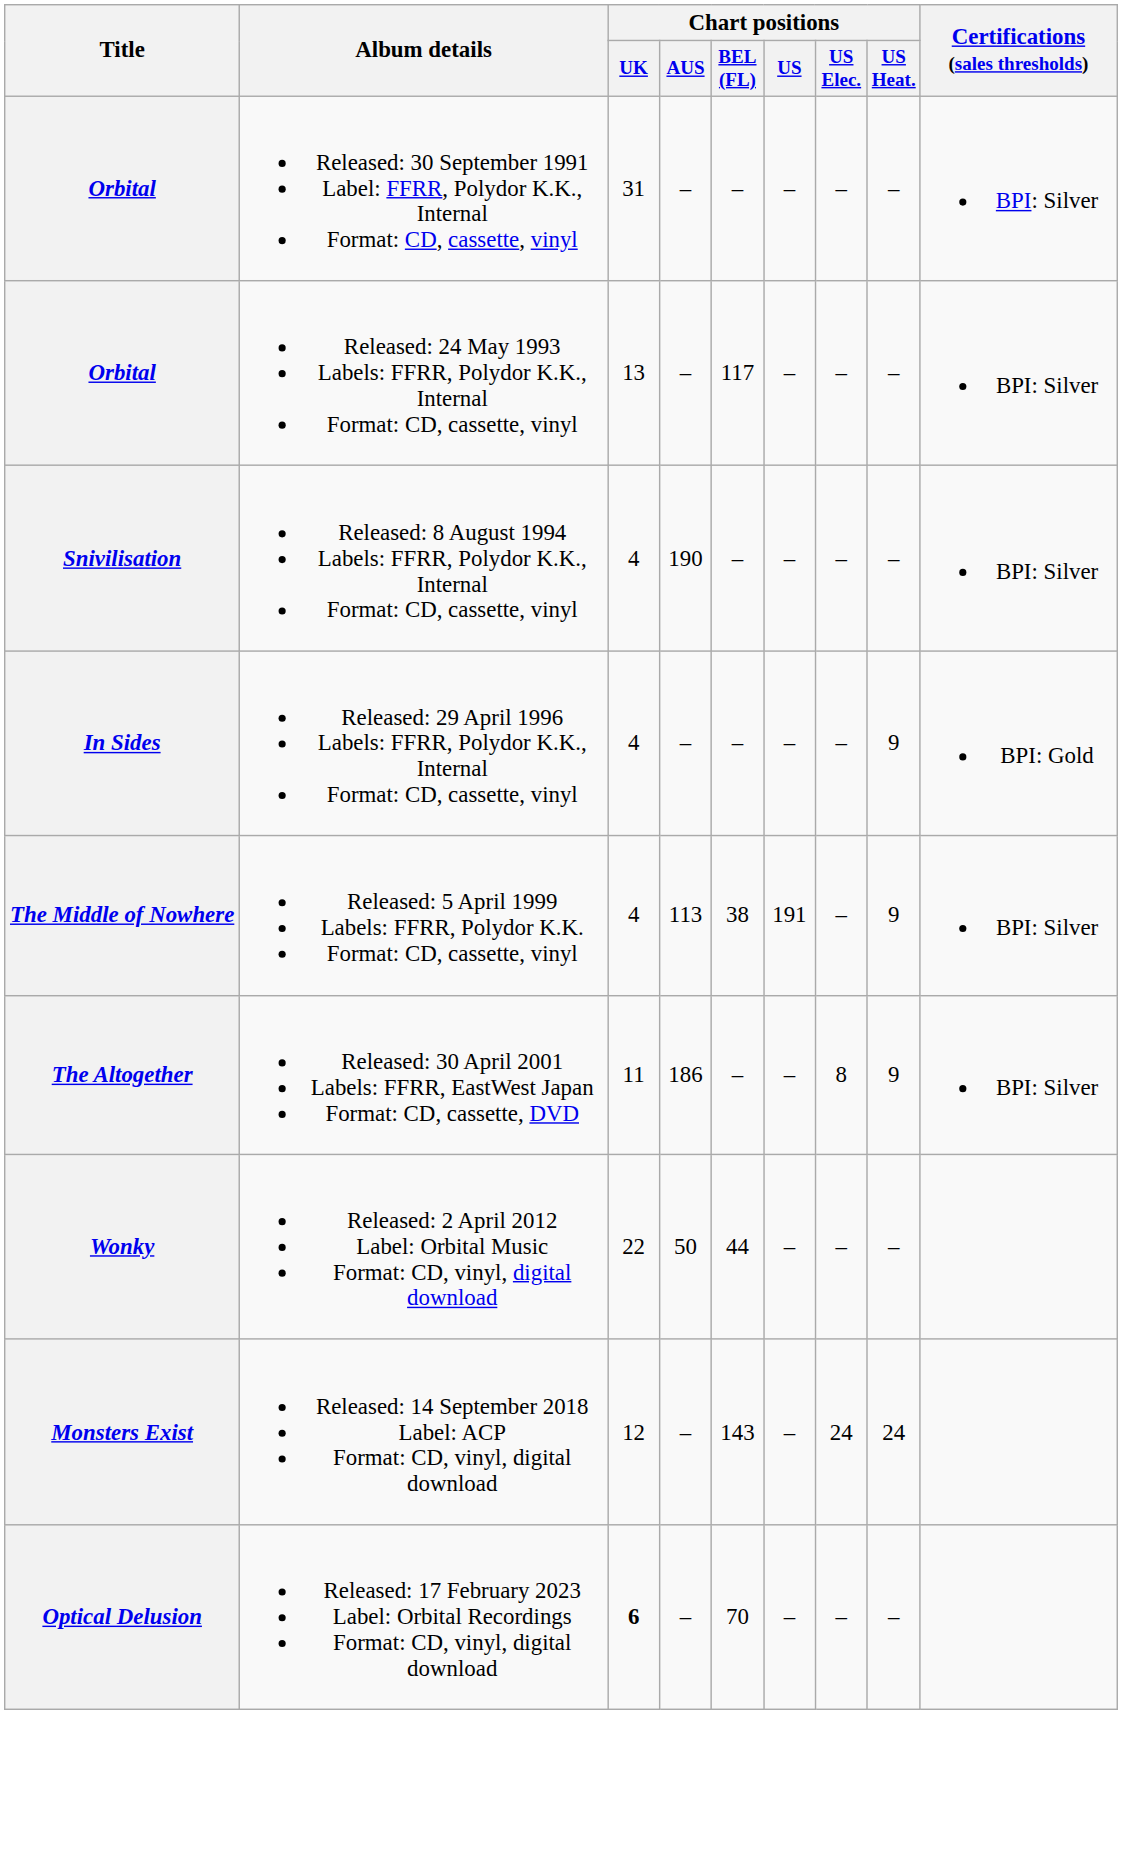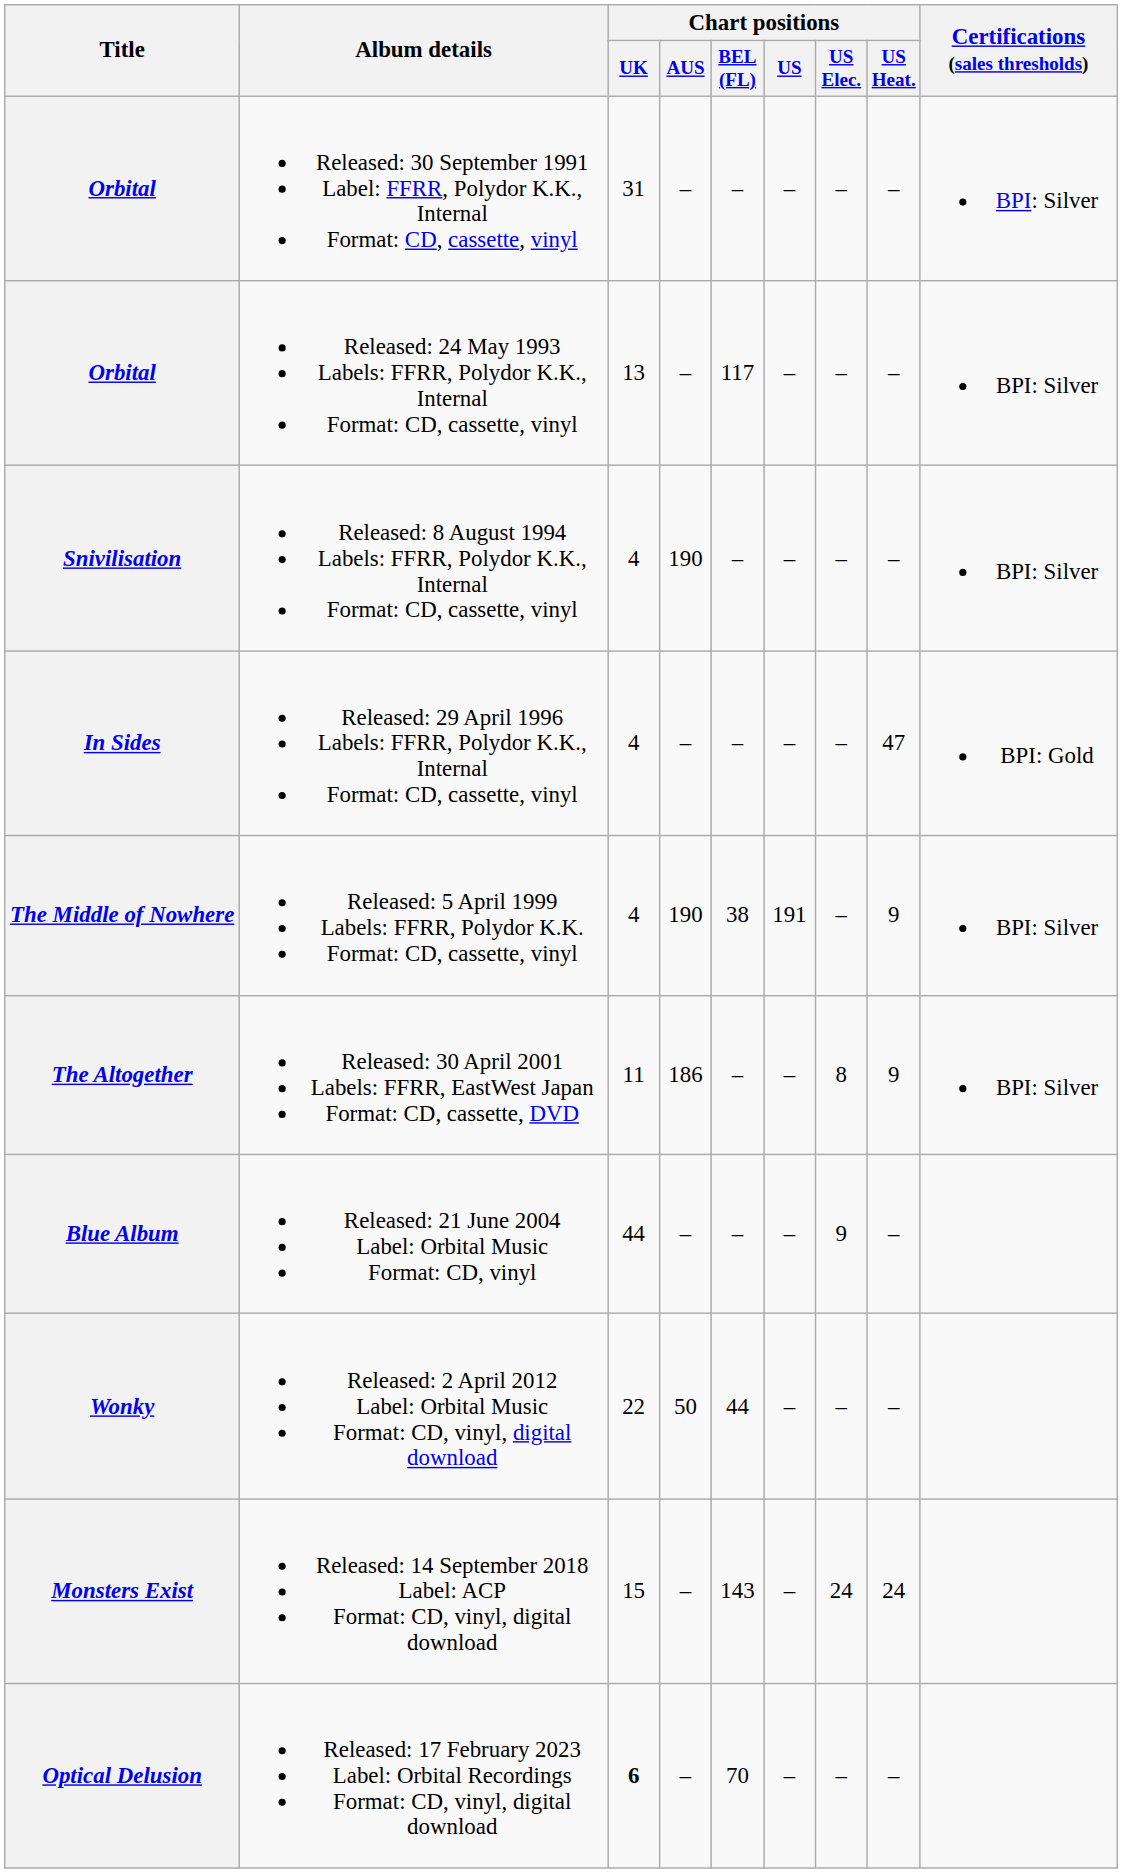(894, 743) 9 -> (894, 743) 47
(686, 915) 113 -> (686, 915) 190
+ row: (122, 1233)
(634, 1431) 12 -> (634, 1590) 15
